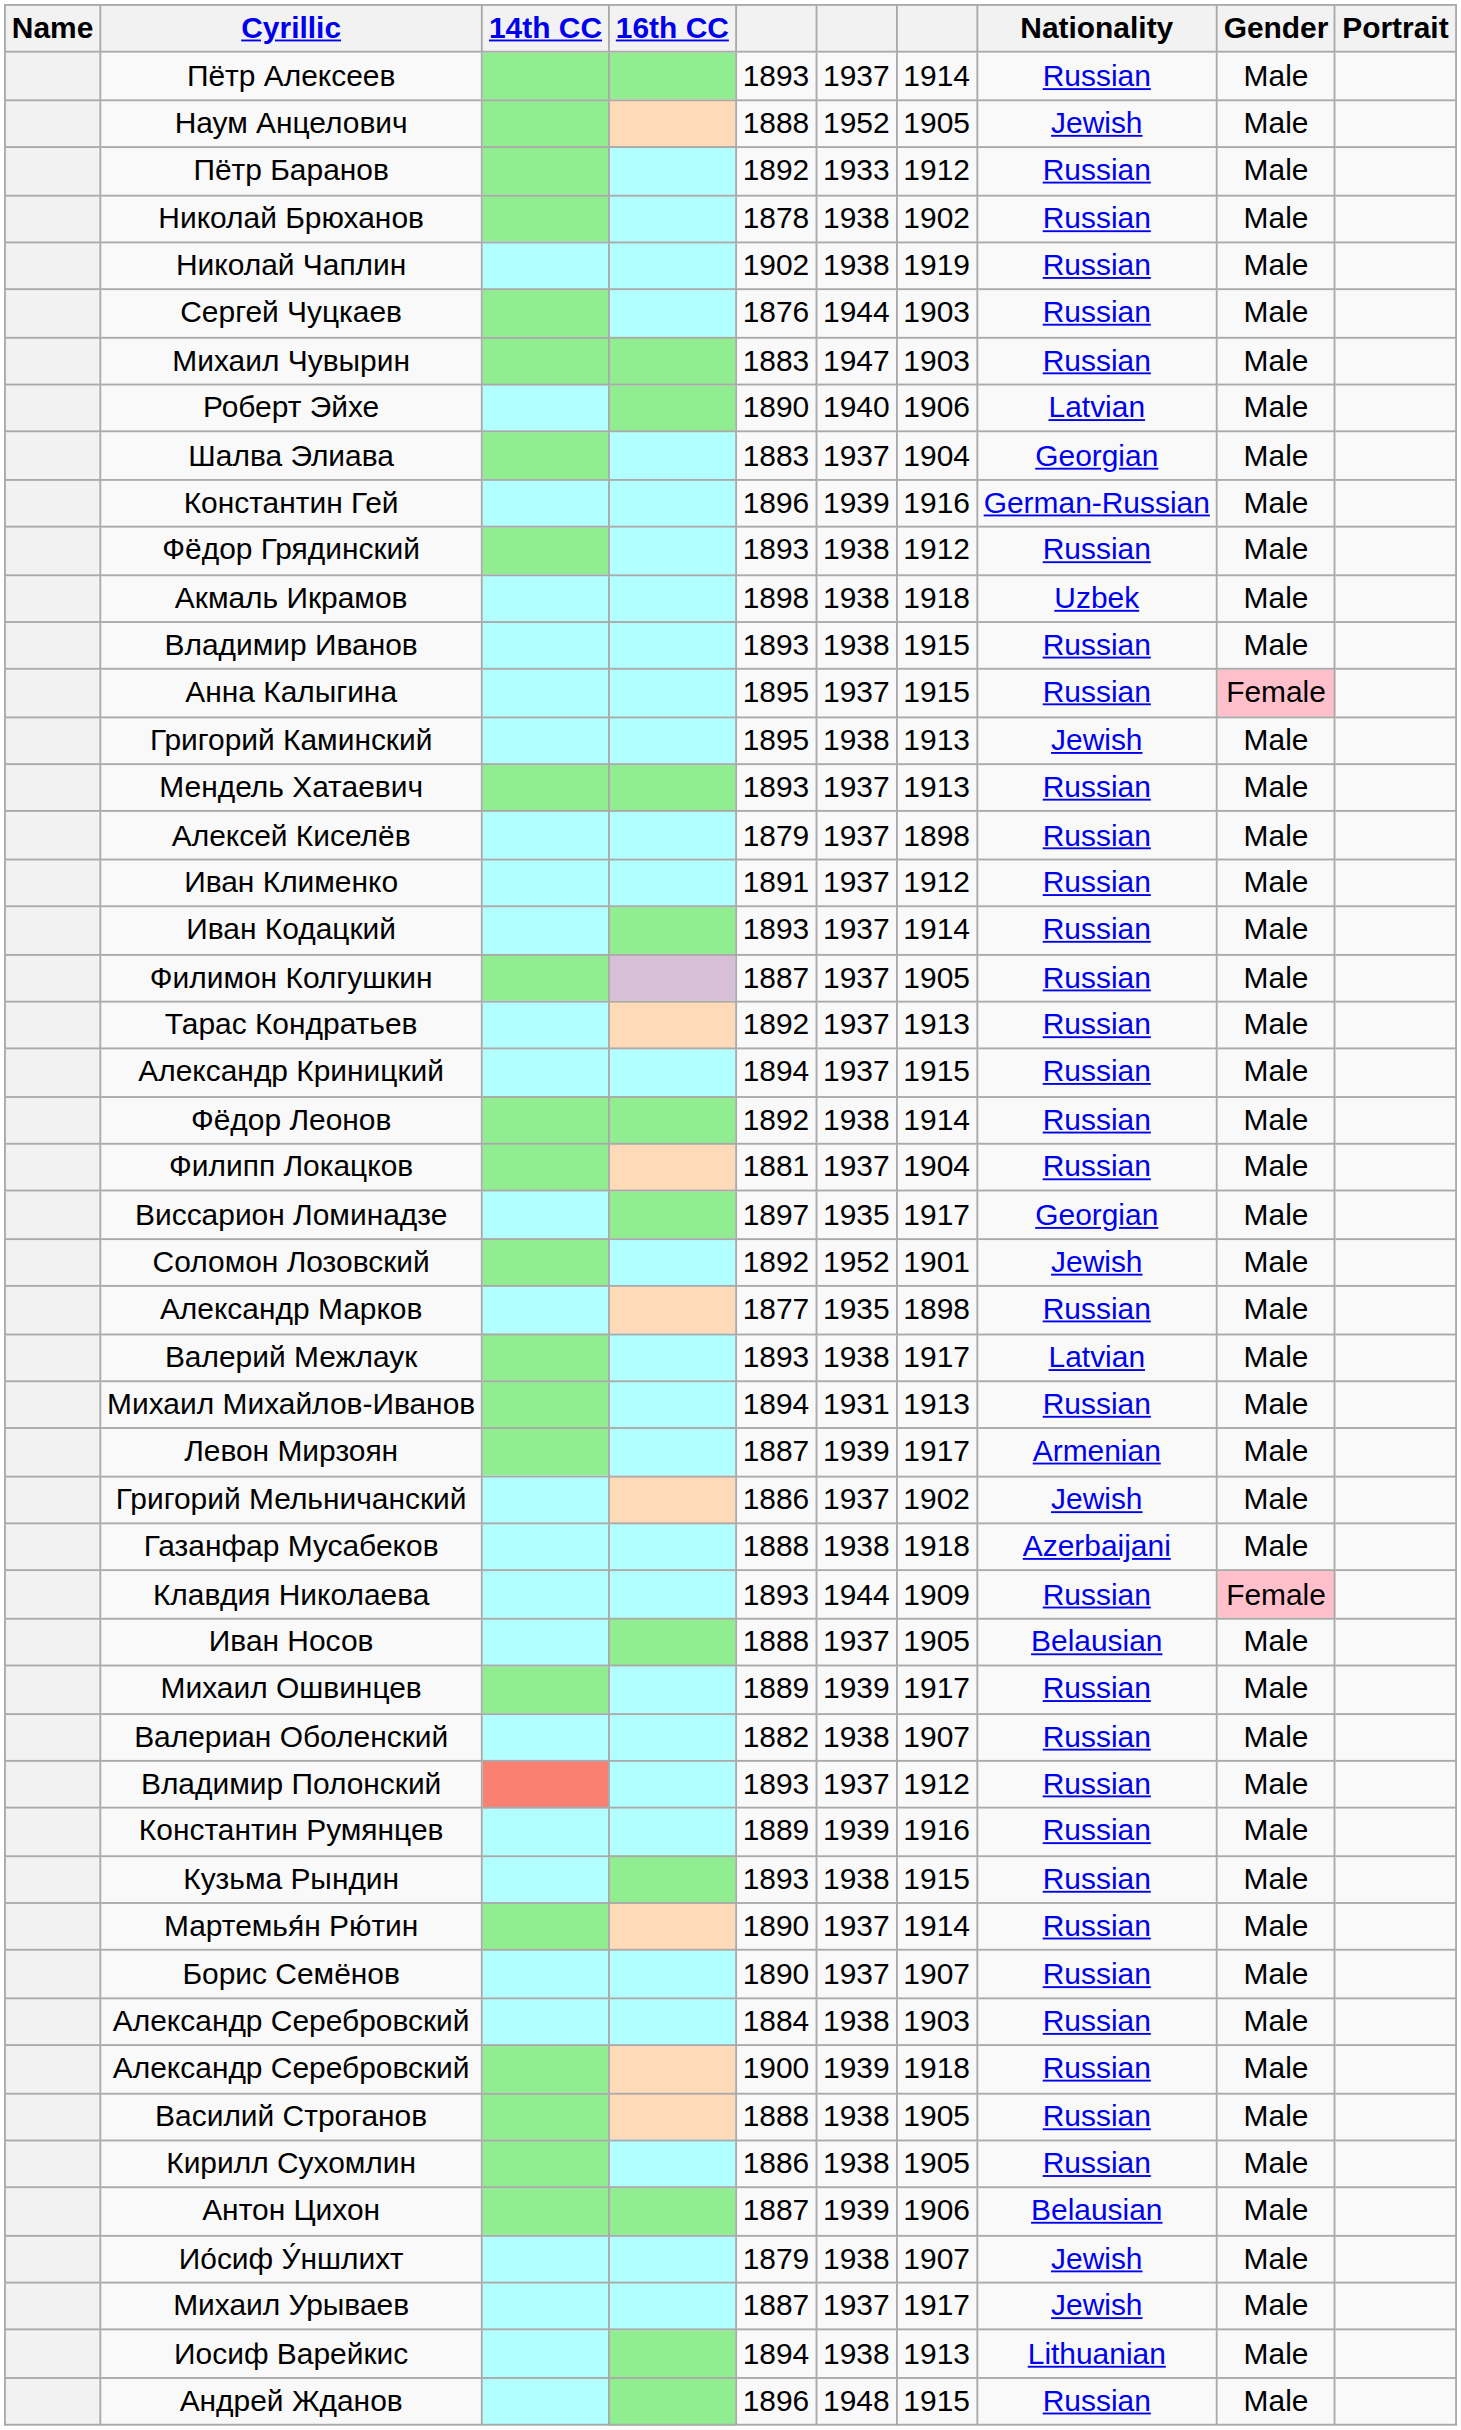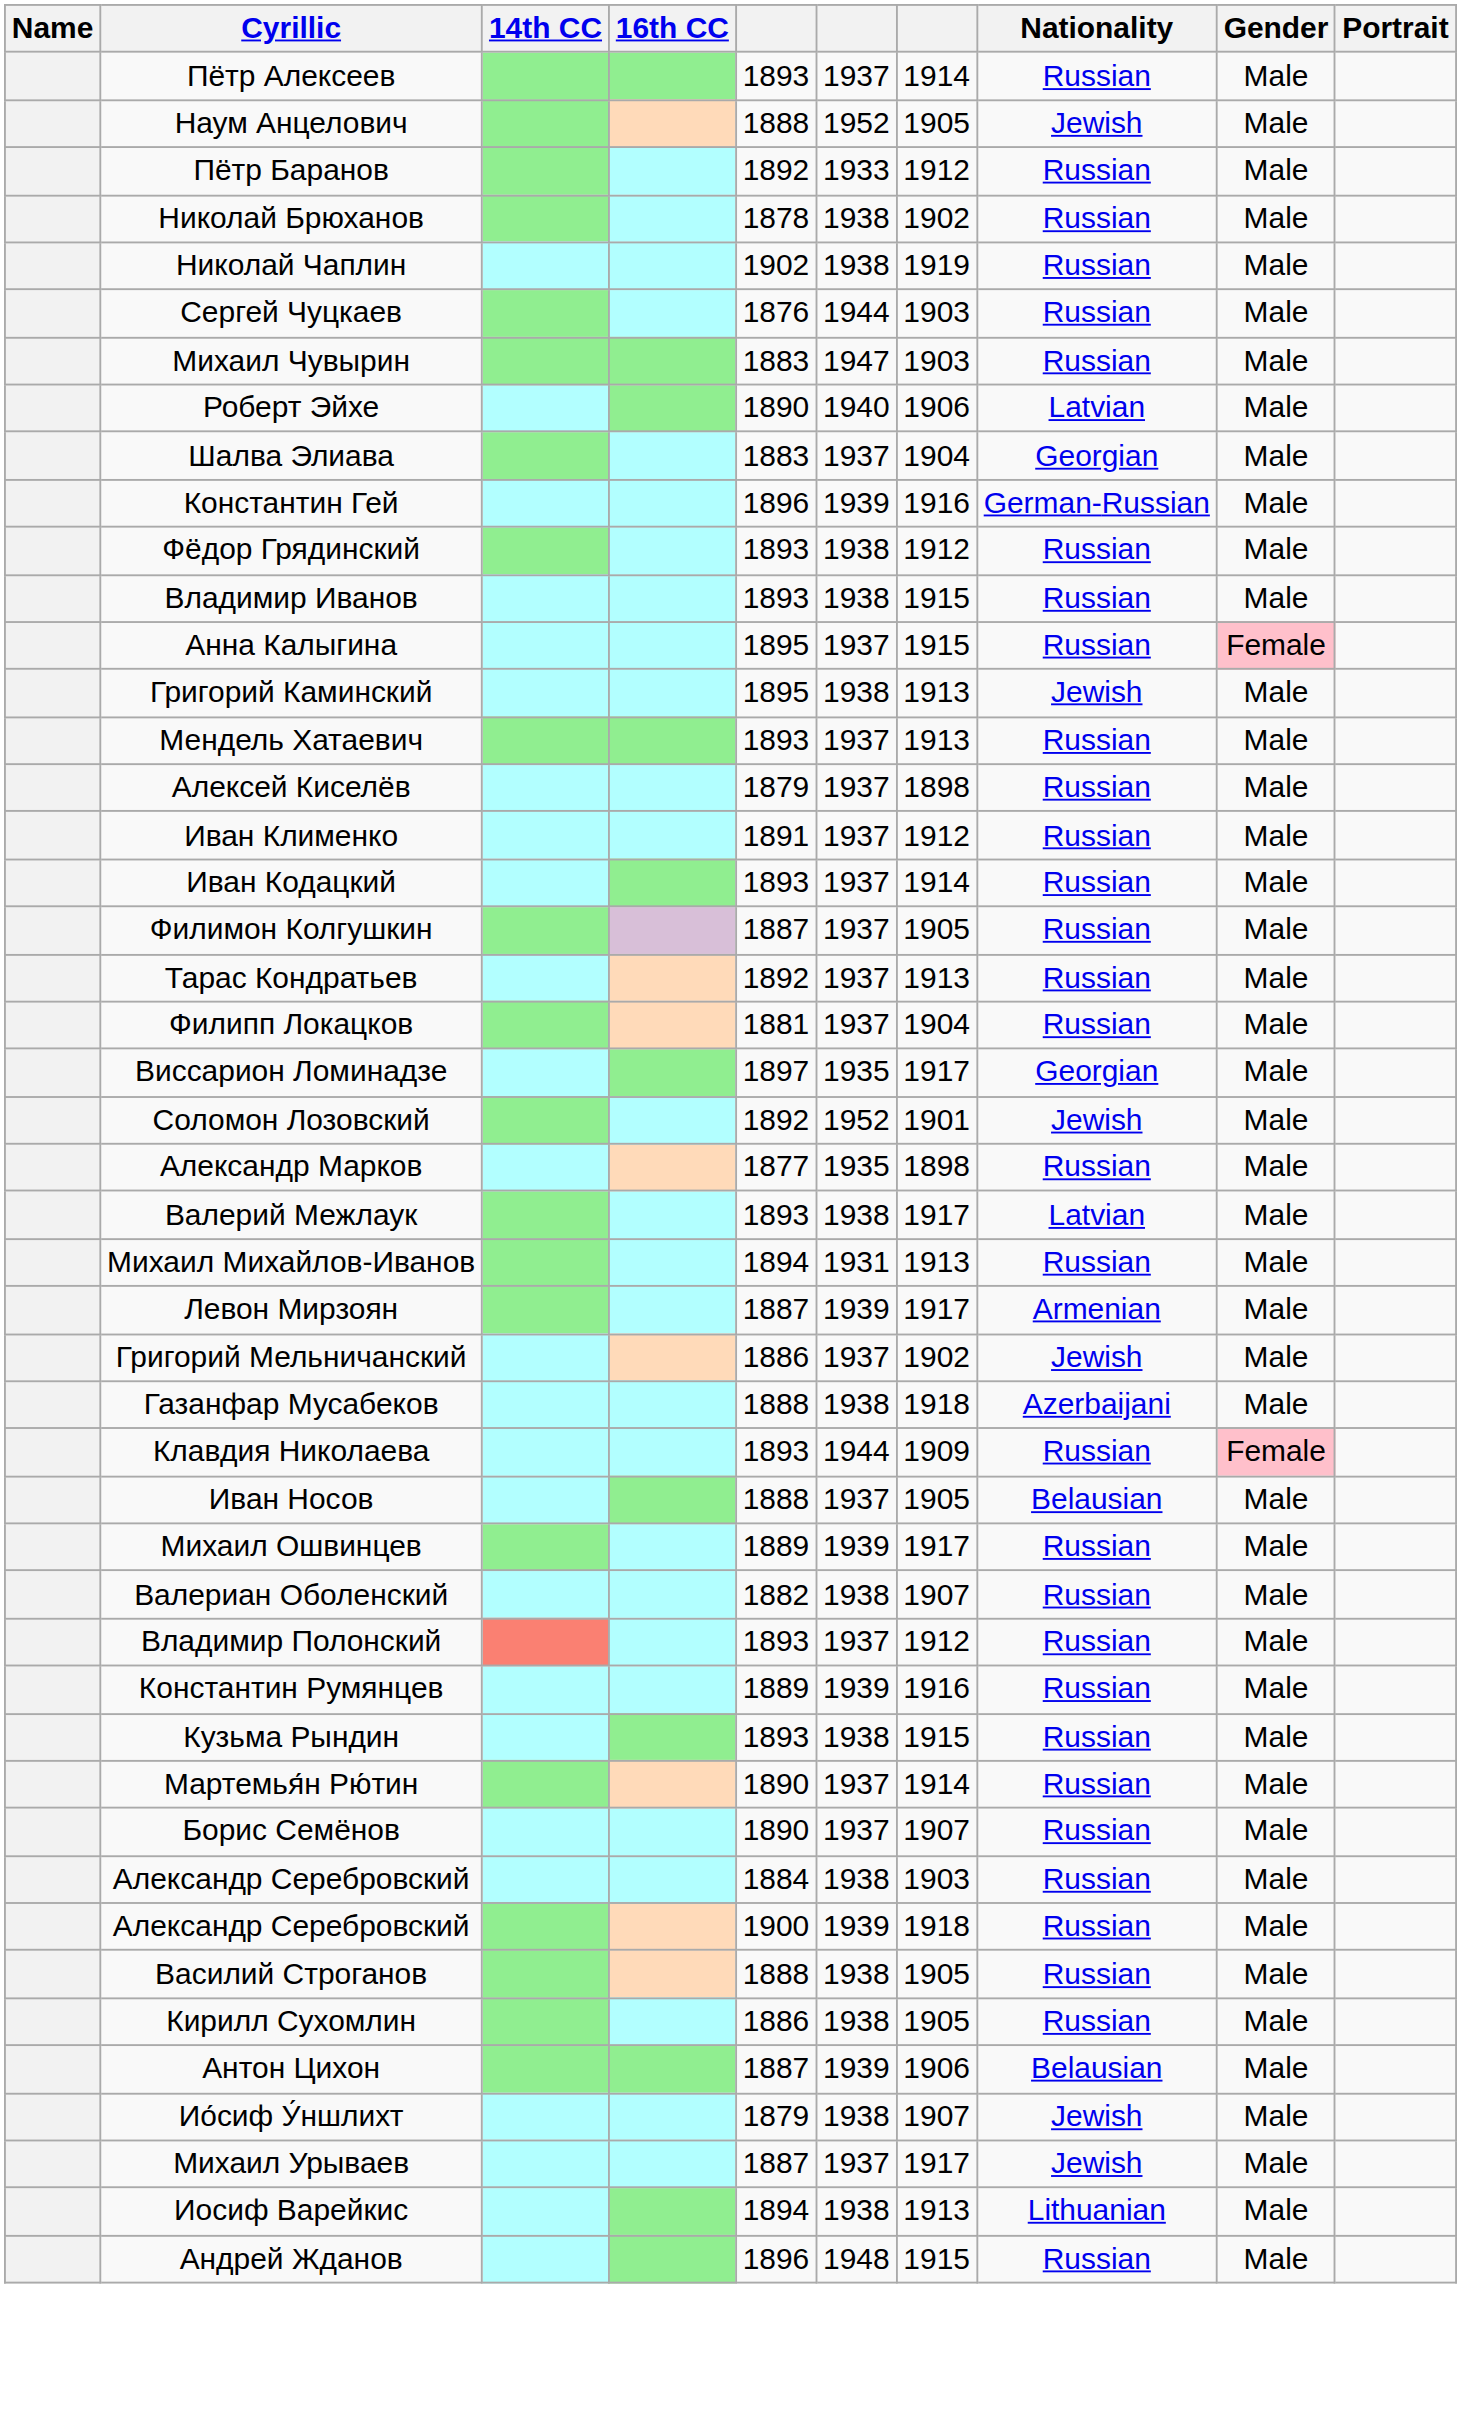- row: (53, 598)
- row: (53, 1073)
- row: (53, 1120)
